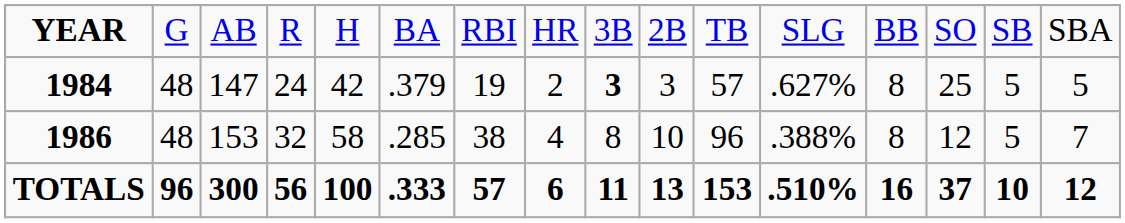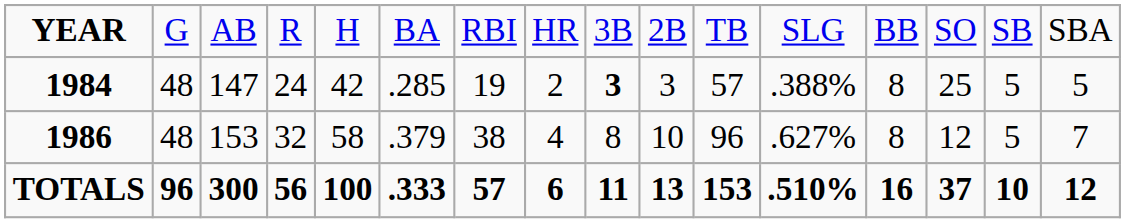(417, 83) .379 -> (417, 83) .285
(813, 83) .627% -> (813, 83) .388%
(417, 136) .285 -> (417, 136) .379
(813, 136) .388% -> (813, 136) .627%
